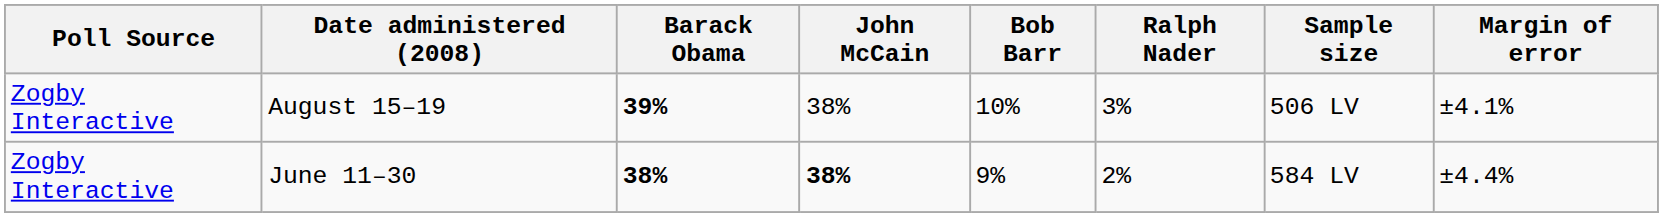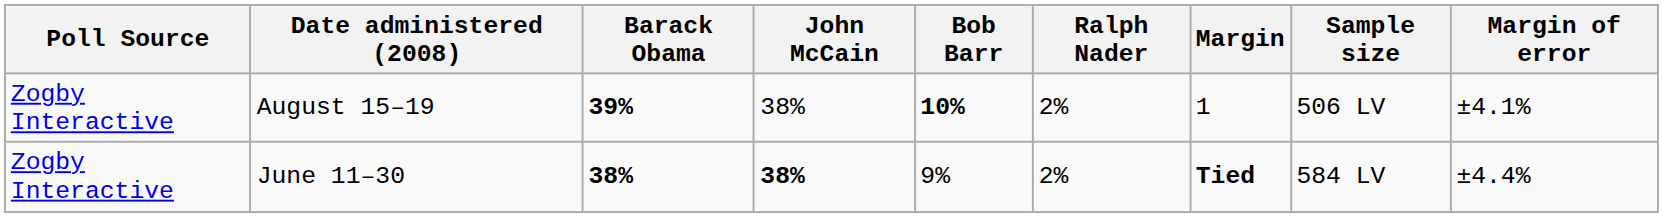+ column: (1240, 39)
(998, 108) normal -> (943, 108) bold
(1116, 108) 3% -> (1054, 108) 2%
